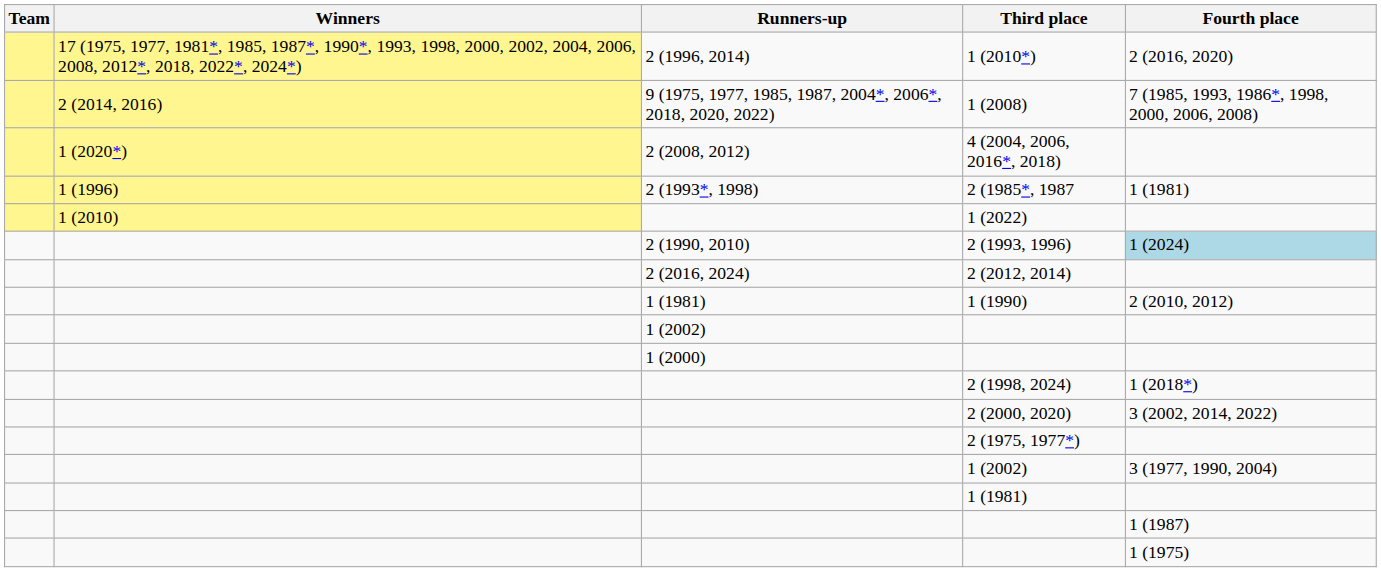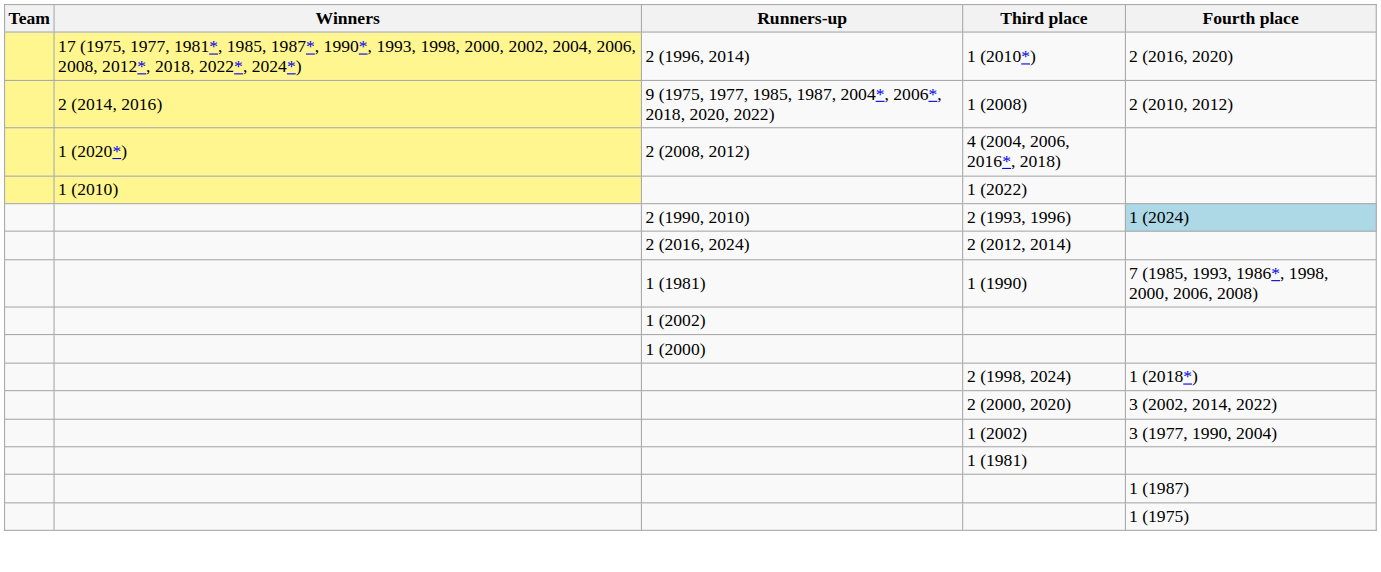(1229, 103) 7 (1985, 1993, 1986*, 1998, 2000, 2006, 2008) -> (1181, 103) 2 (2010, 2012)
- row: (702, 189)
(1181, 301) 2 (2010, 2012) -> (1229, 283) 7 (1985, 1993, 1986*, 1998, 2000, 2006, 2008)
- row: (802, 441)
